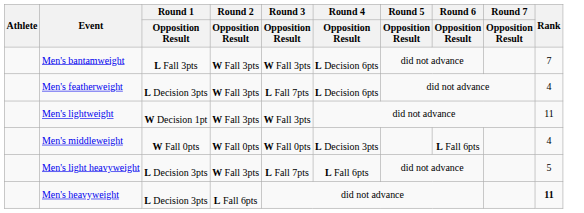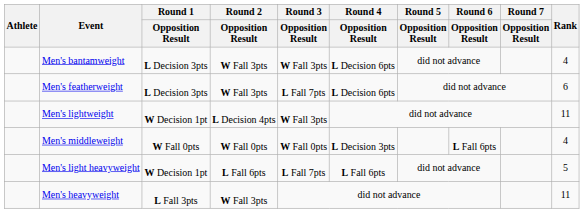(176, 66) L Fall 3pts -> (176, 66) L Decision 3pts
(549, 60) 7 -> (565, 60) 4
(549, 87) 4 -> (565, 87) 6
(236, 119) W Fall 3pts -> (244, 119) L Decision 4pts
(176, 173) L Decision 3pts -> (176, 173) W Decision 1pt
(236, 173) W Fall 3pts -> (244, 173) L Fall 6pts
(176, 200) L Decision 3pts -> (176, 200) L Fall 3pts
(236, 200) L Fall 6pts -> (244, 200) W Fall 3pts
(549, 195) bold -> (565, 195) normal
